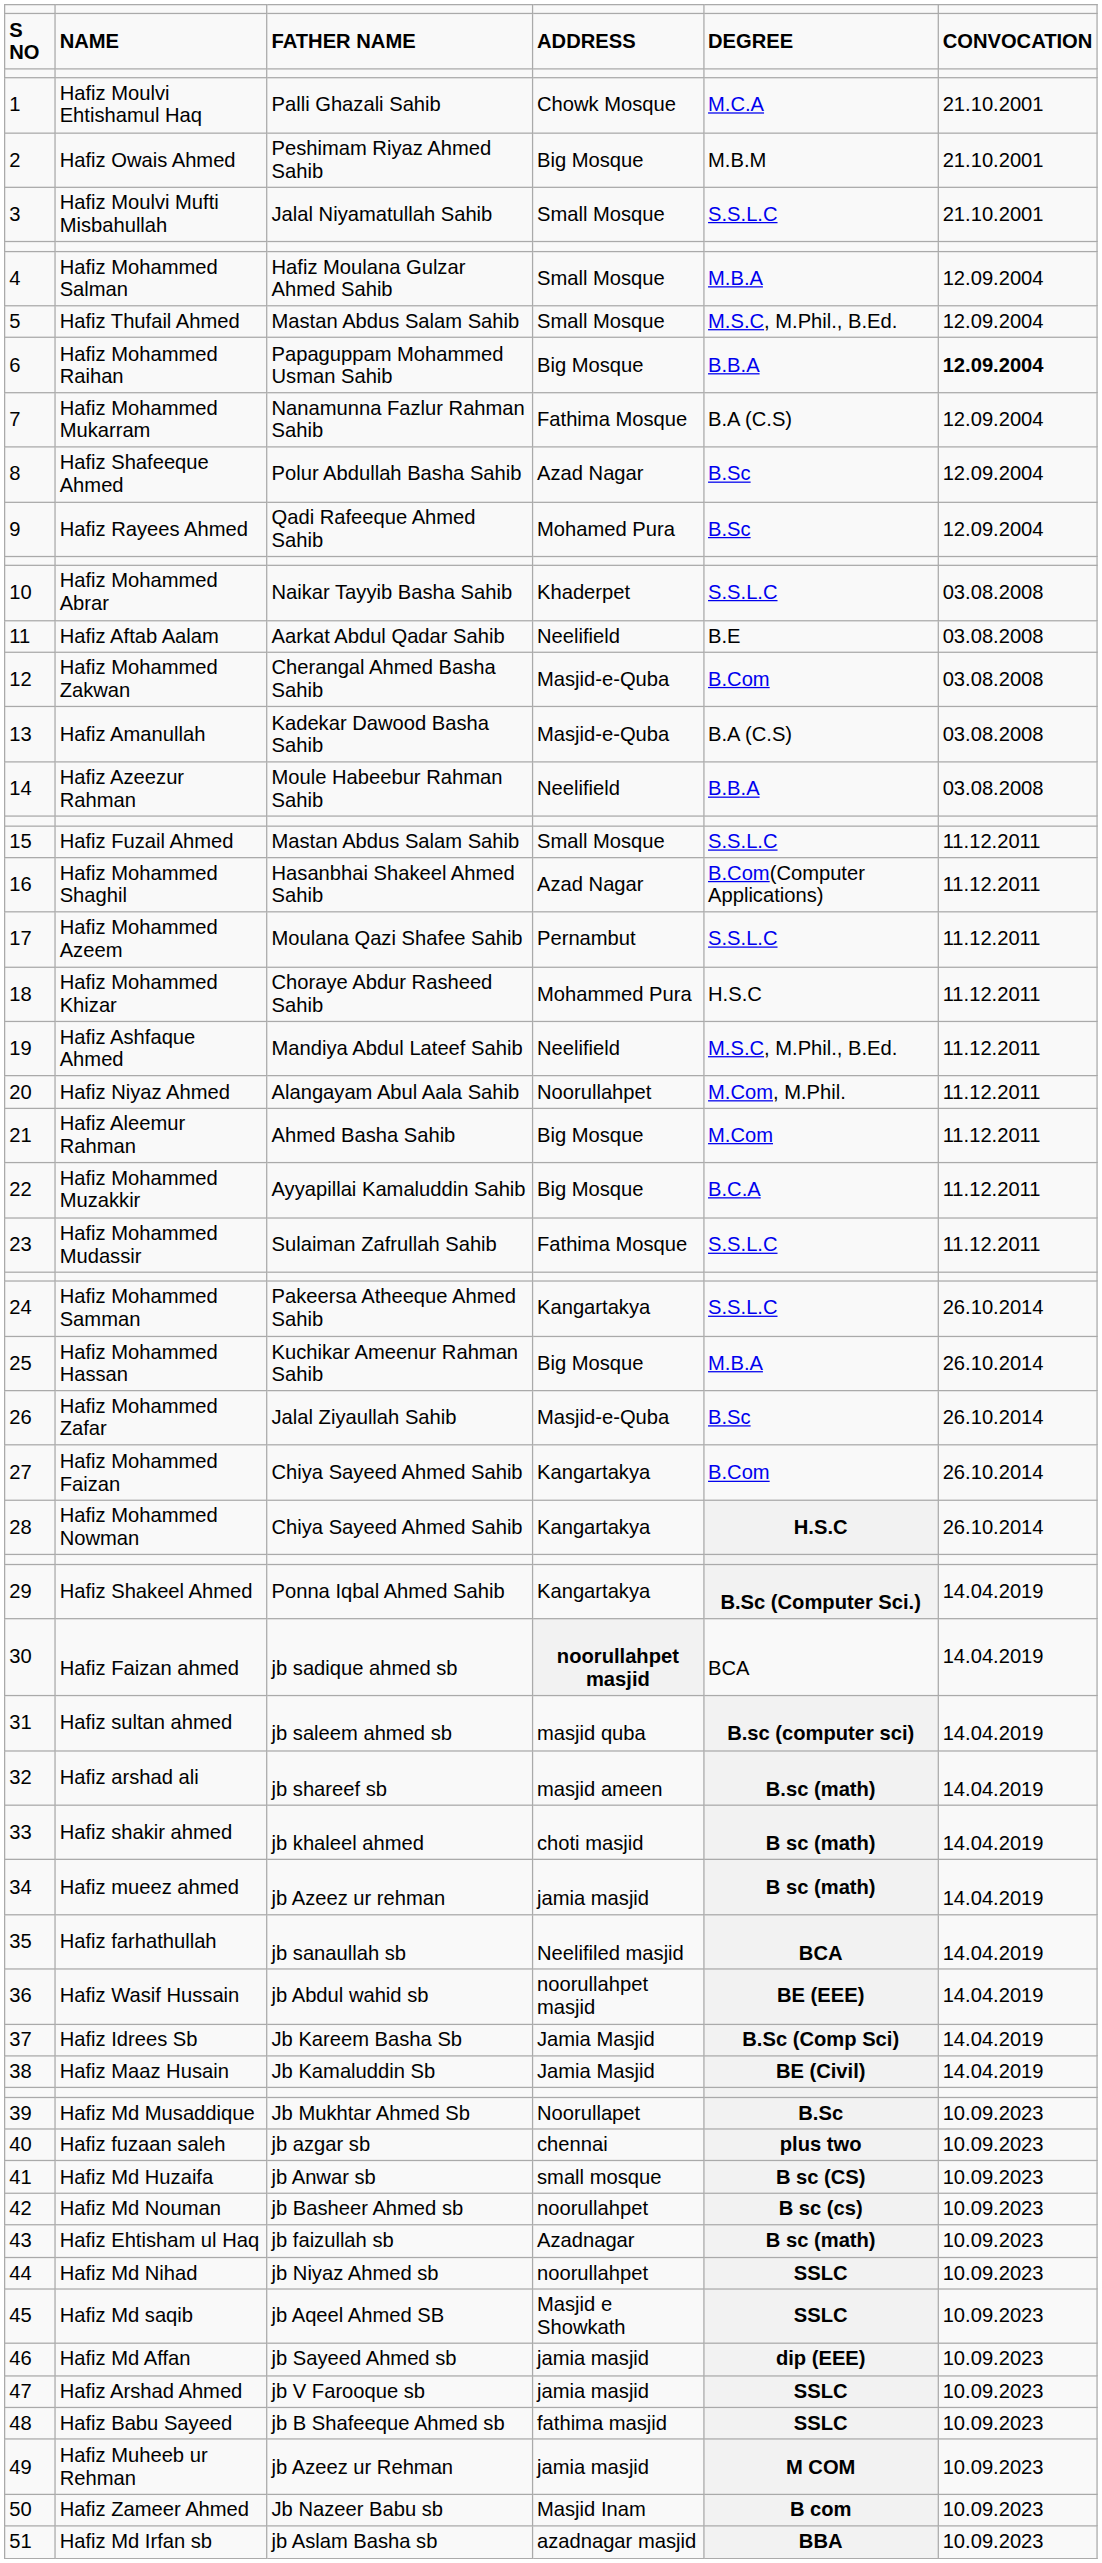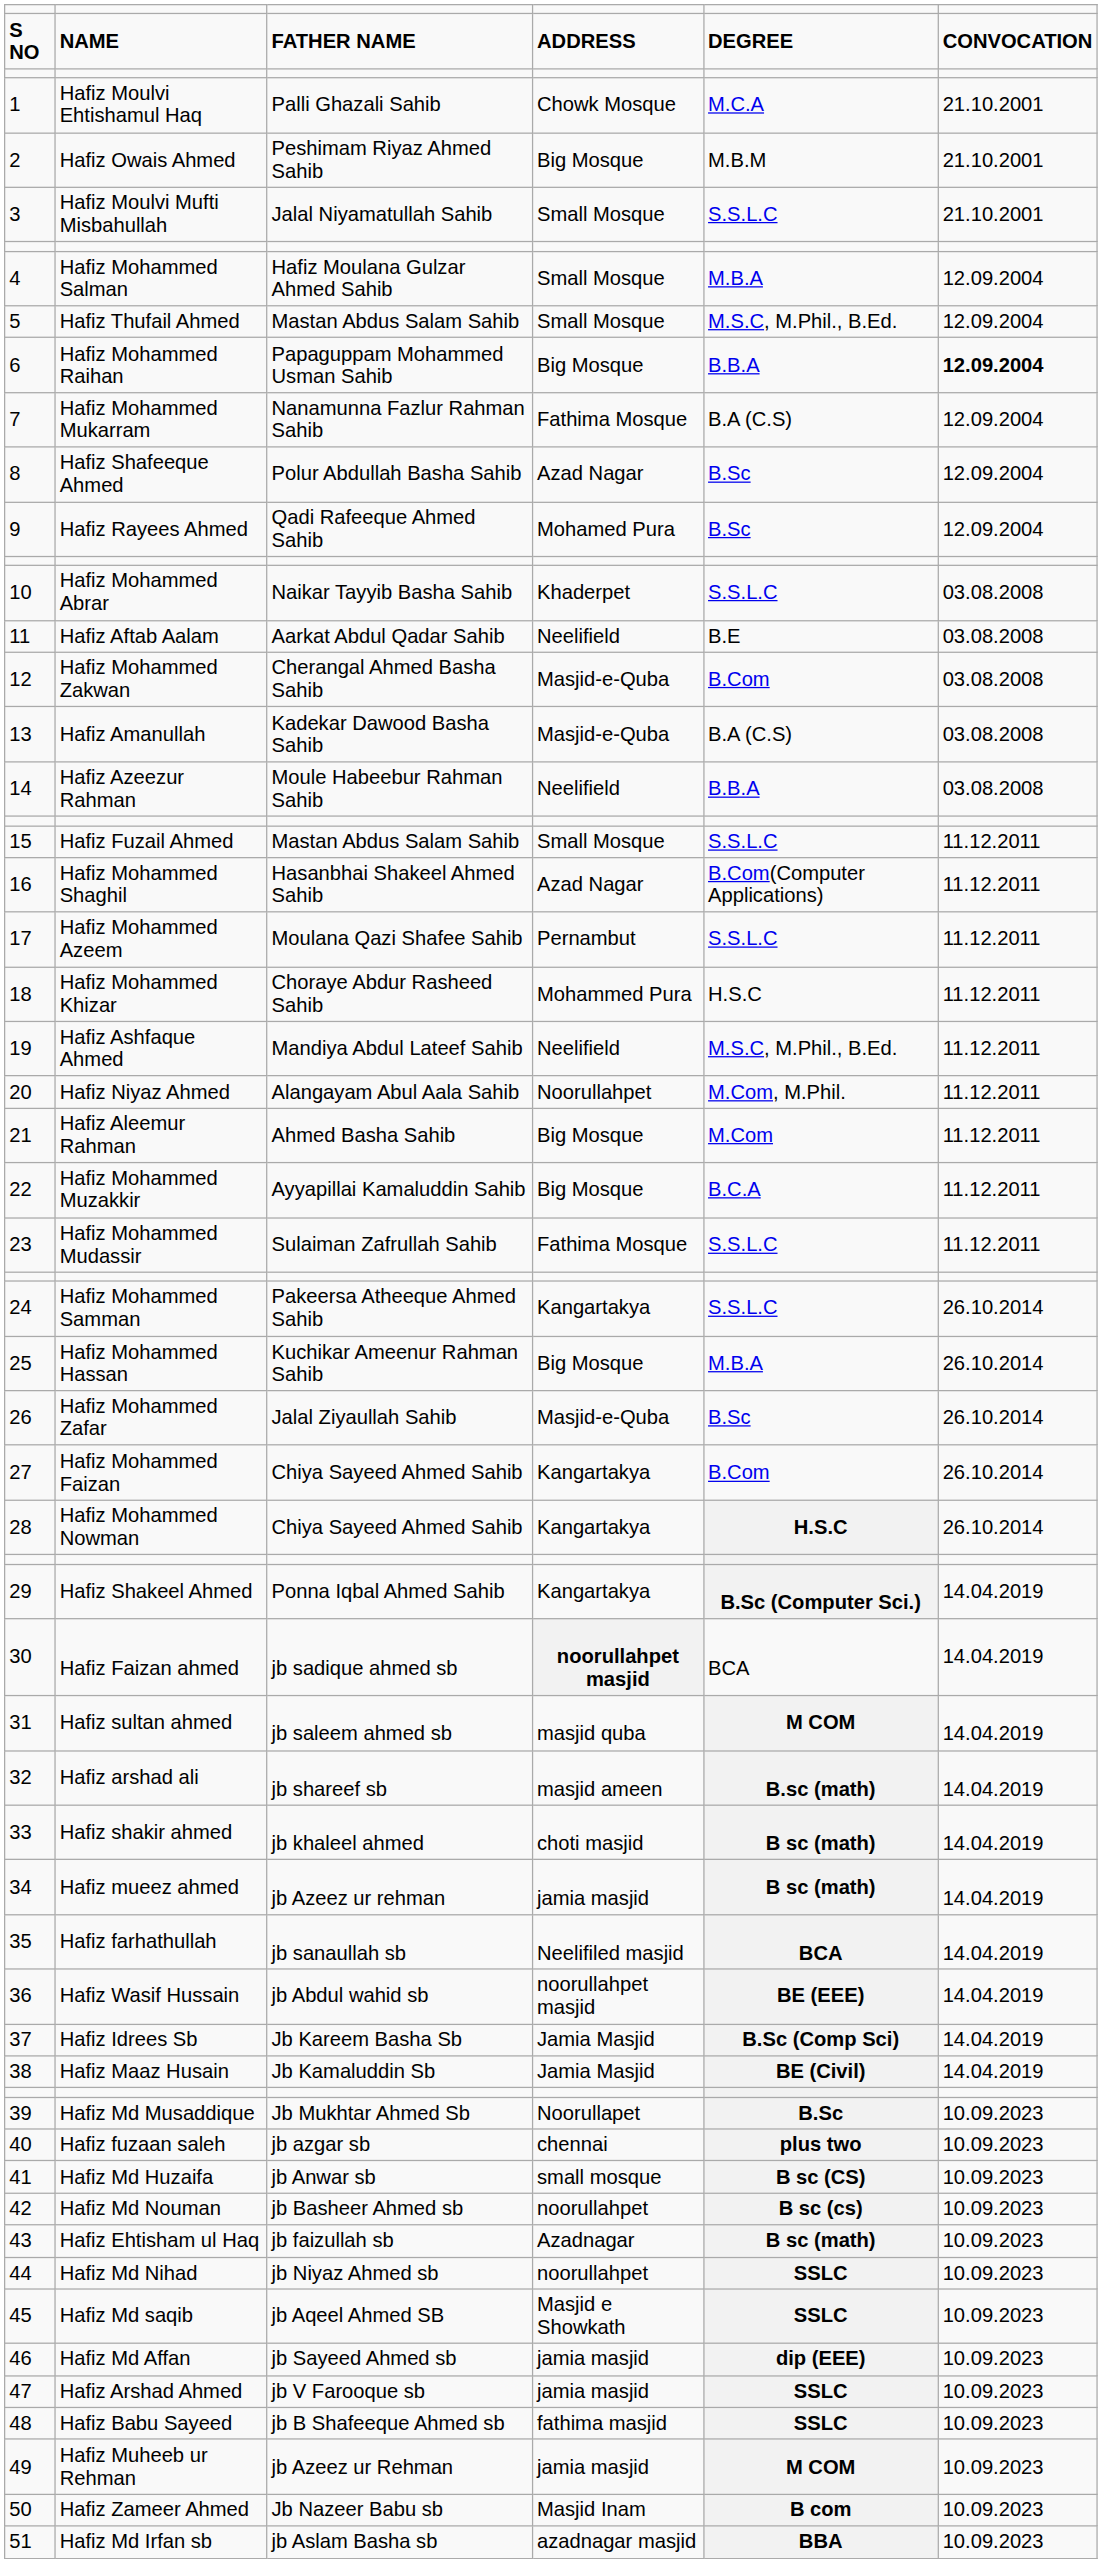(821, 1734) B.sc (computer sci) -> (821, 1723) M COM
